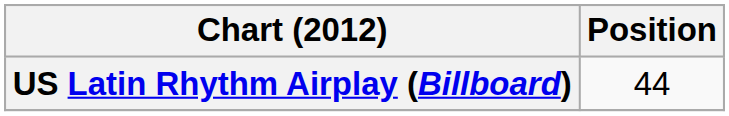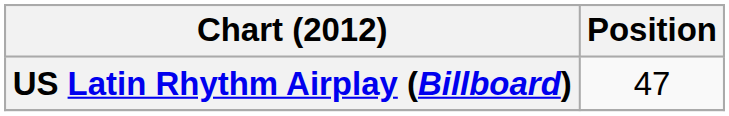(652, 82) 44 -> (652, 82) 47
